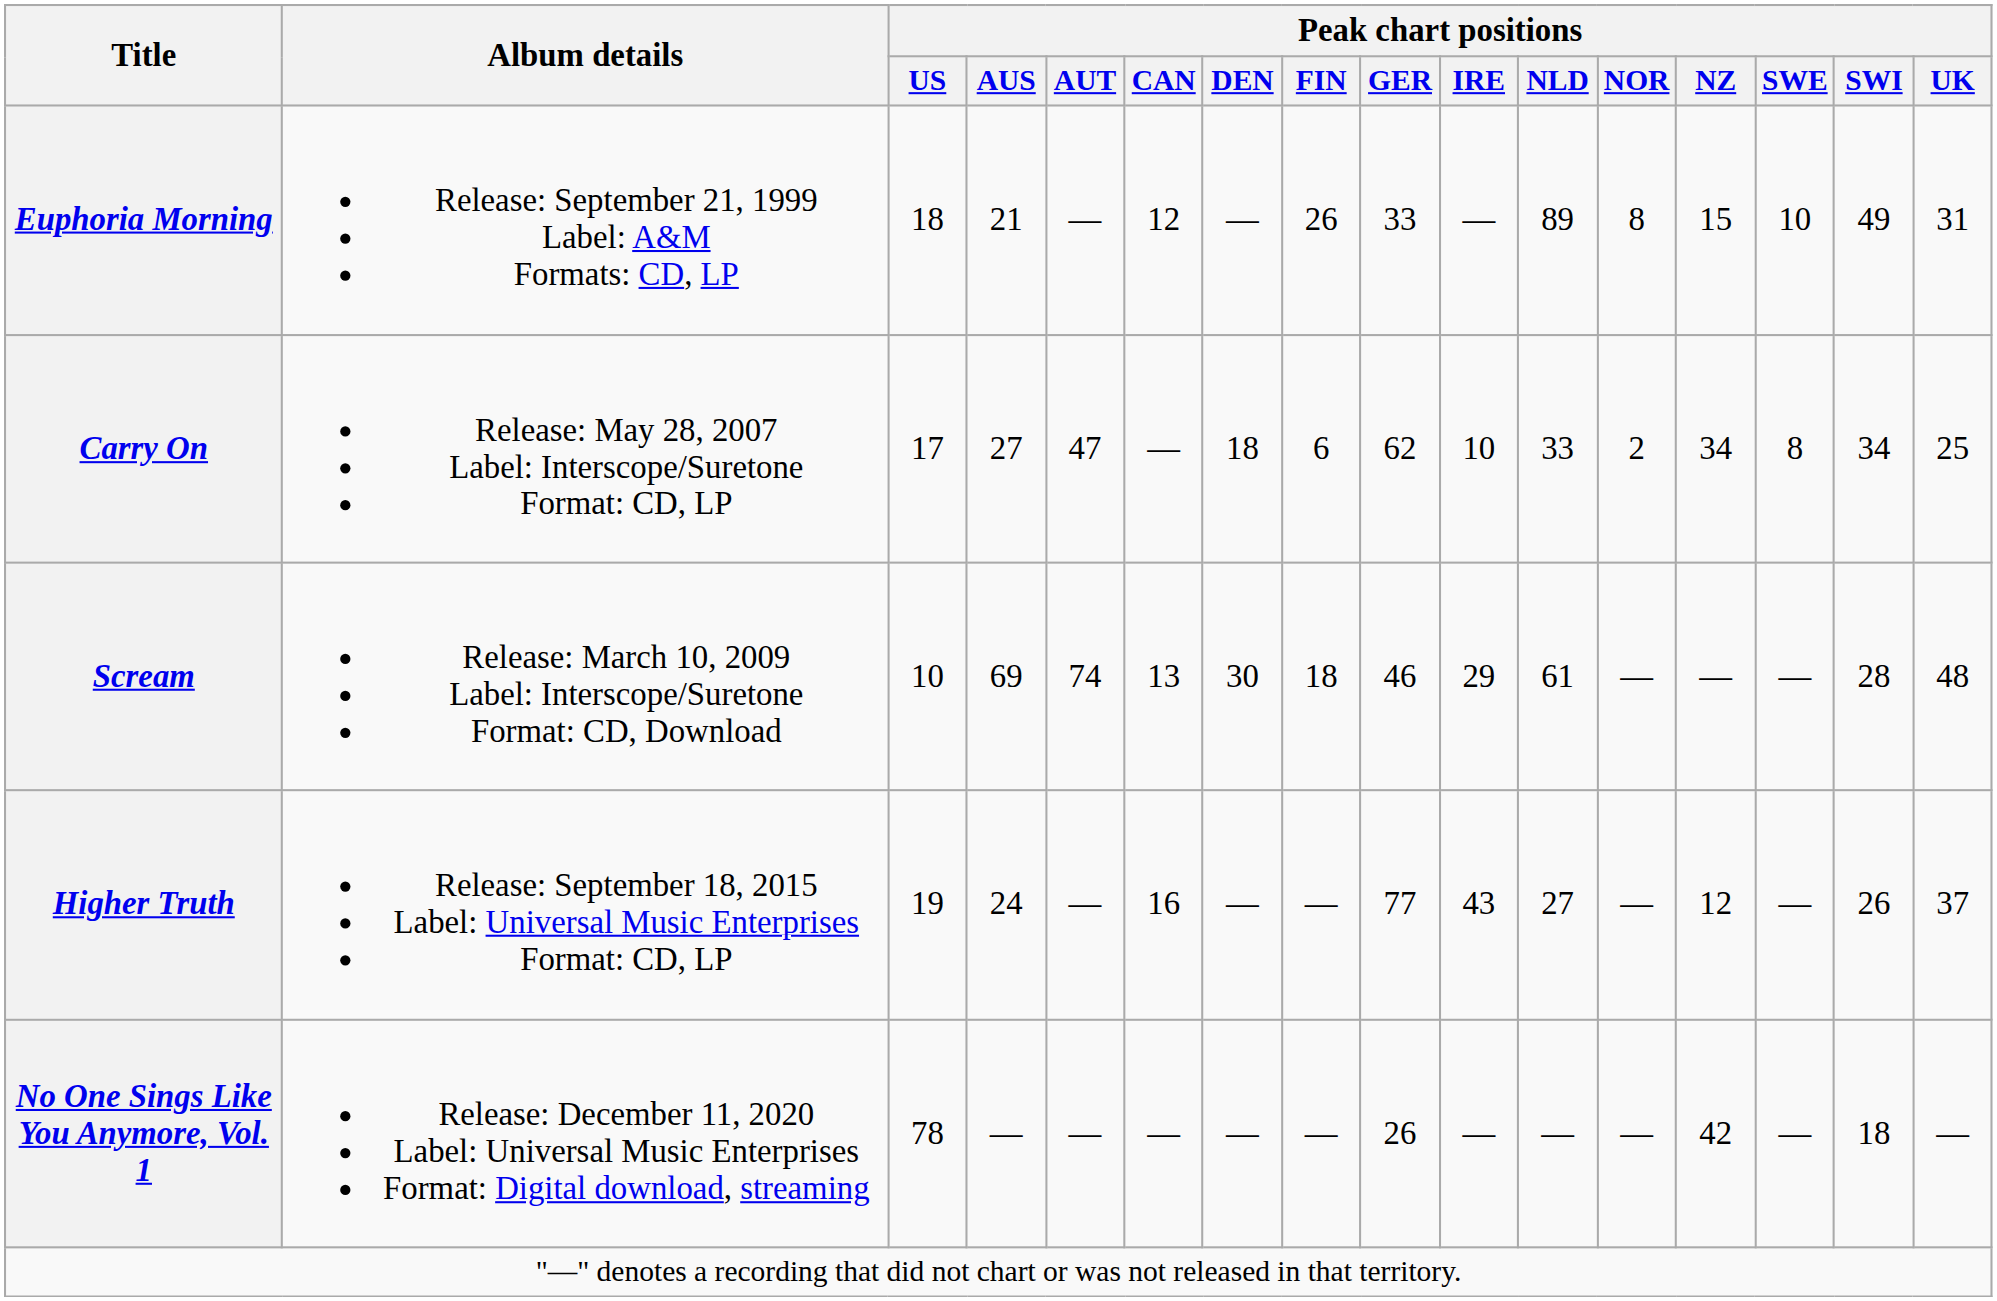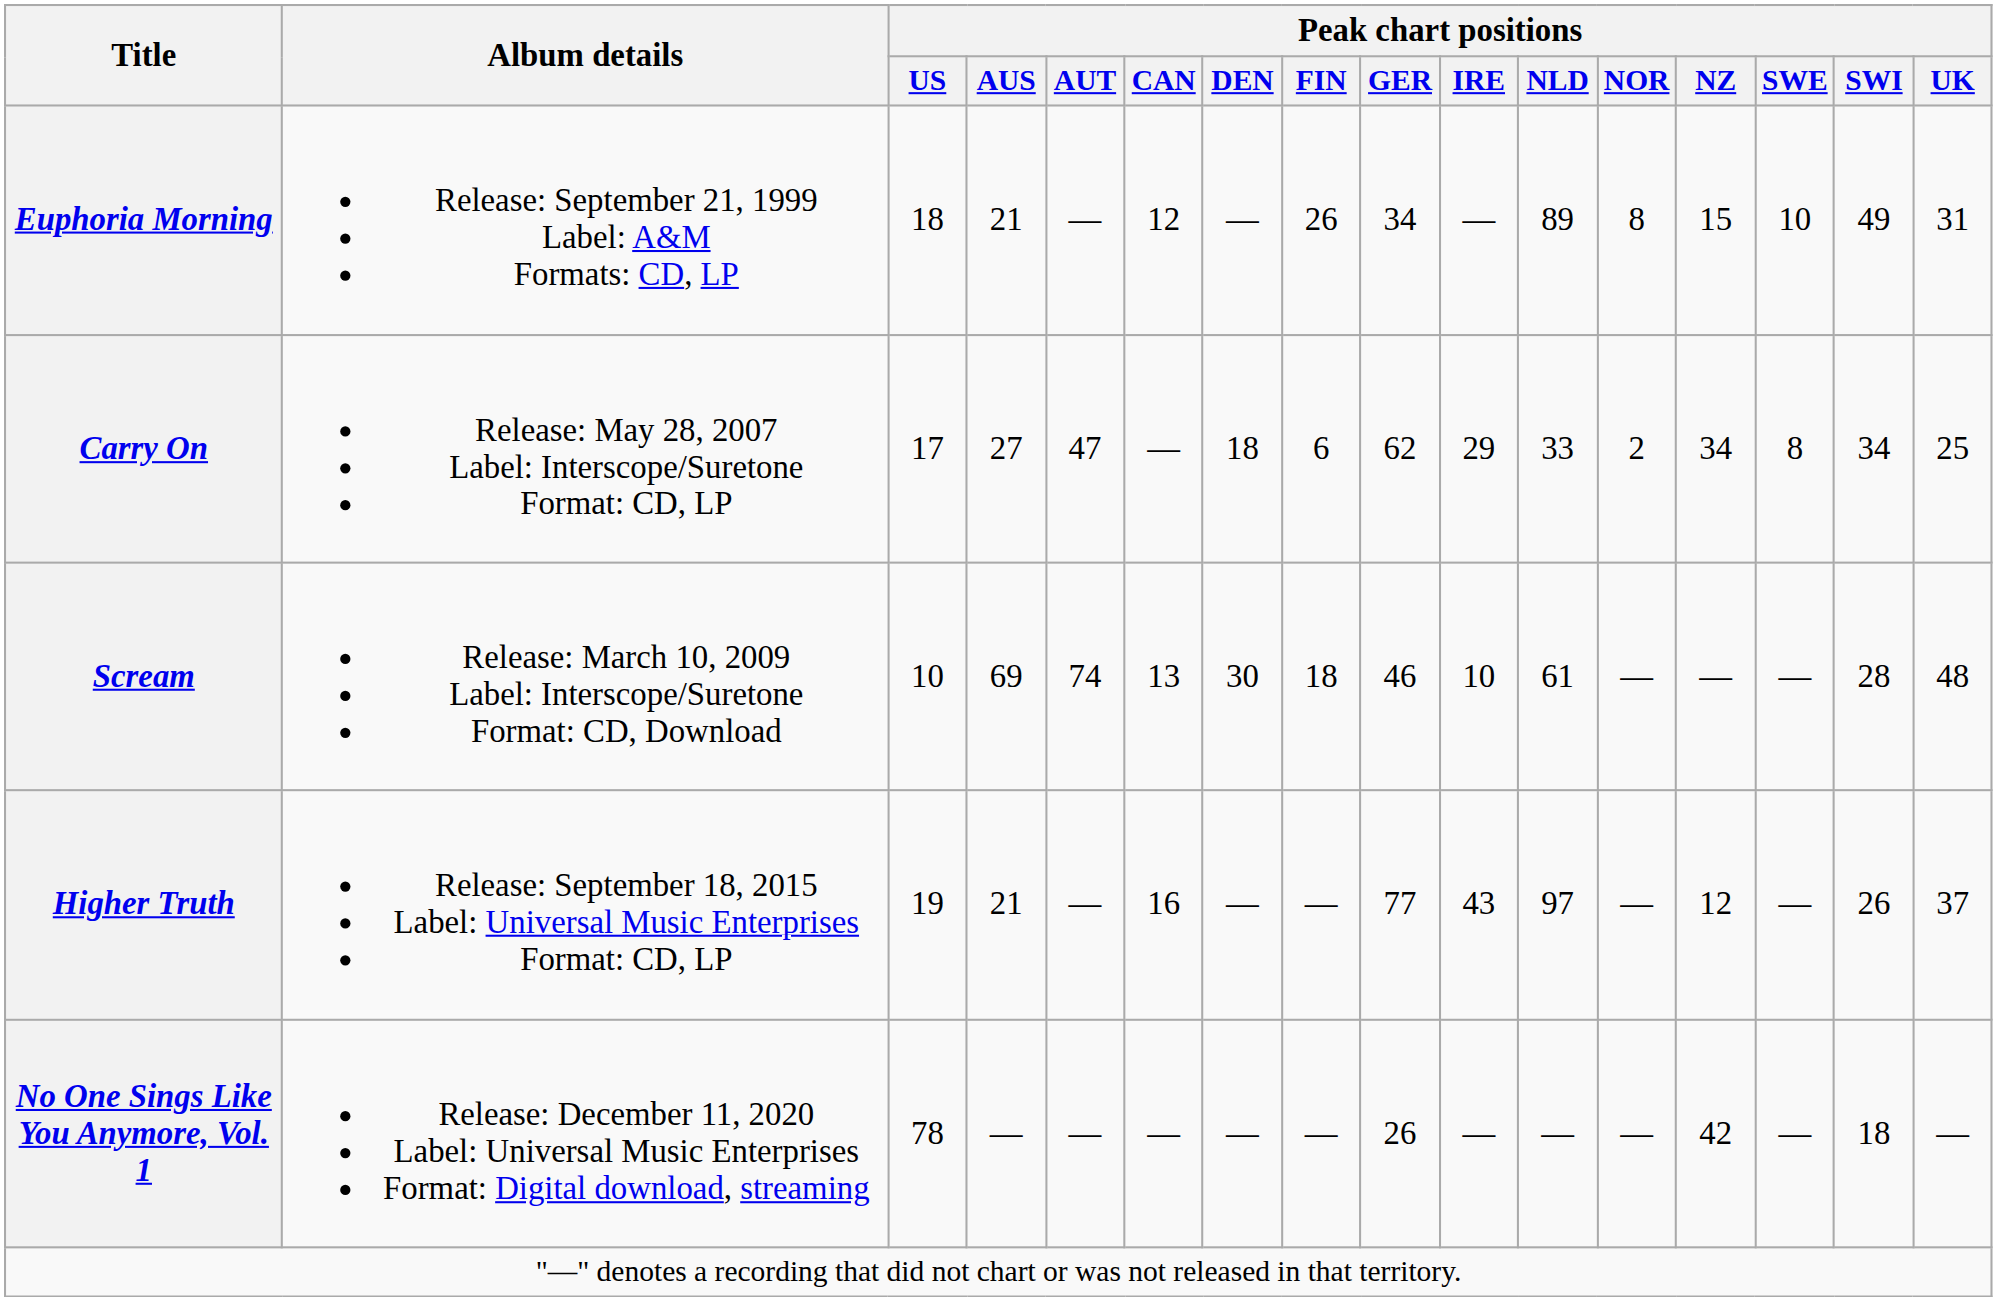(1400, 219) 33 -> (1400, 219) 34
(1479, 447) 10 -> (1479, 447) 29
(1479, 676) 29 -> (1479, 676) 10
(1006, 904) 24 -> (1006, 904) 21
(1558, 904) 27 -> (1558, 904) 97
